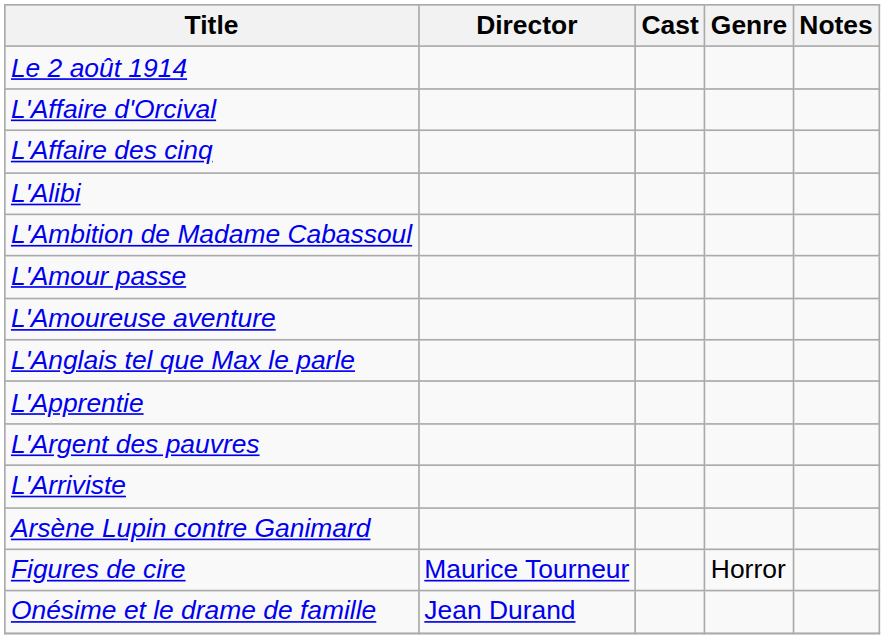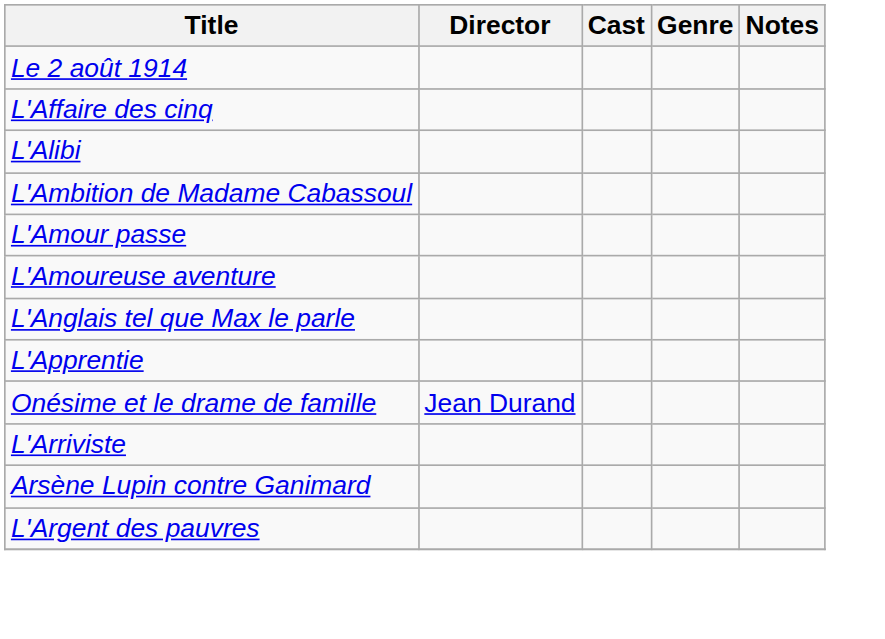- row: (114, 109)
rows swapped: (135, 444) <-> (194, 611)
- row: (98, 569)
